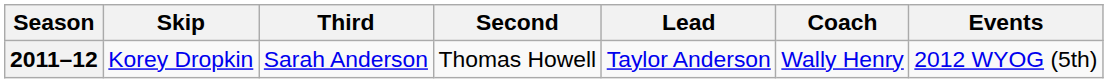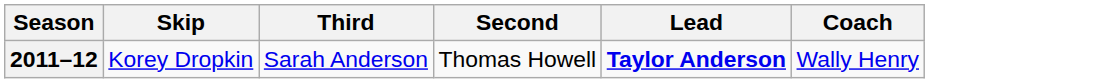- column: (1006, 22)
(689, 58) normal -> (696, 58) bold
